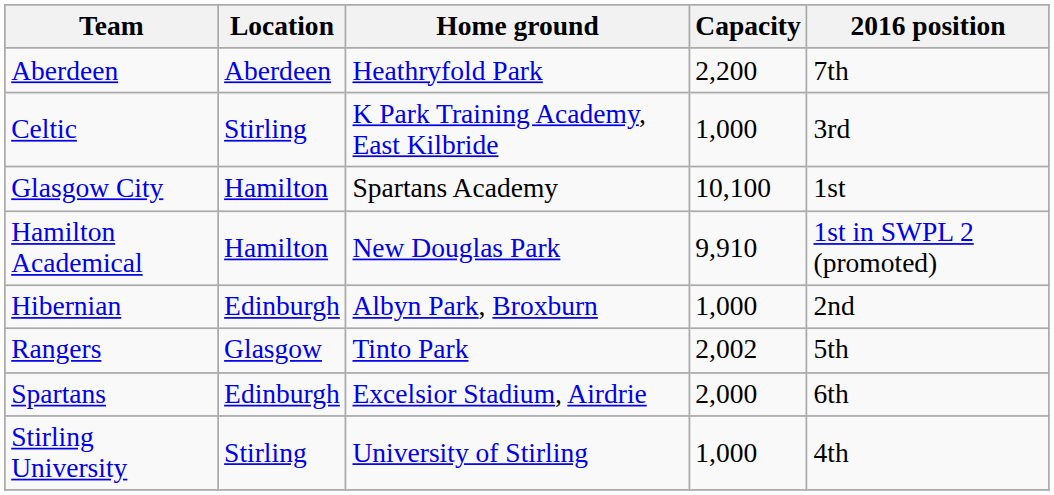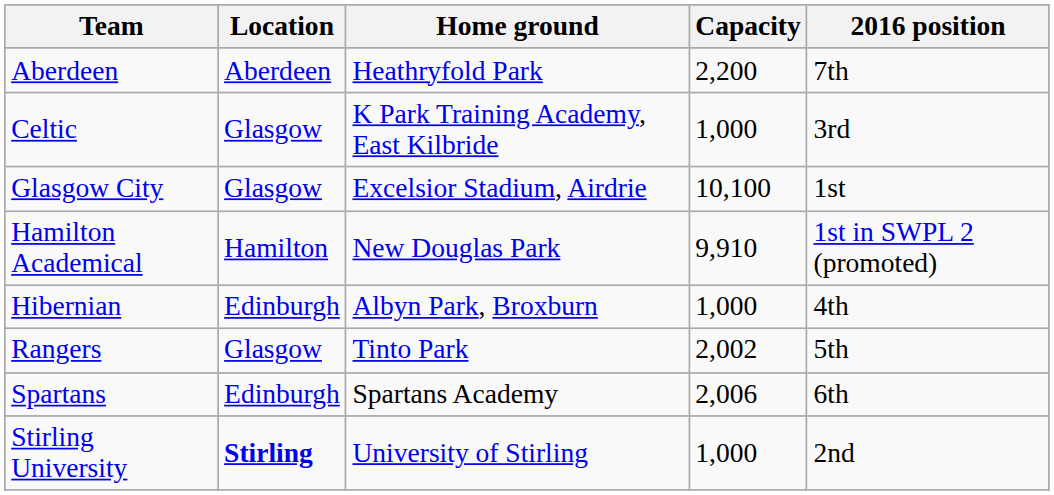(265, 129) Stirling -> (273, 129) Glasgow
(276, 188) Hamilton -> (273, 188) Glasgow
(455, 188) Spartans Academy -> (500, 188) Excelsior Stadium, Airdrie
(834, 306) 2nd -> (831, 306) 4th
(500, 393) Excelsior Stadium, Airdrie -> (455, 393) Spartans Academy
(726, 393) 2,000 -> (726, 393) 2,006
(265, 452) normal -> (268, 452) bold
(831, 452) 4th -> (834, 452) 2nd
